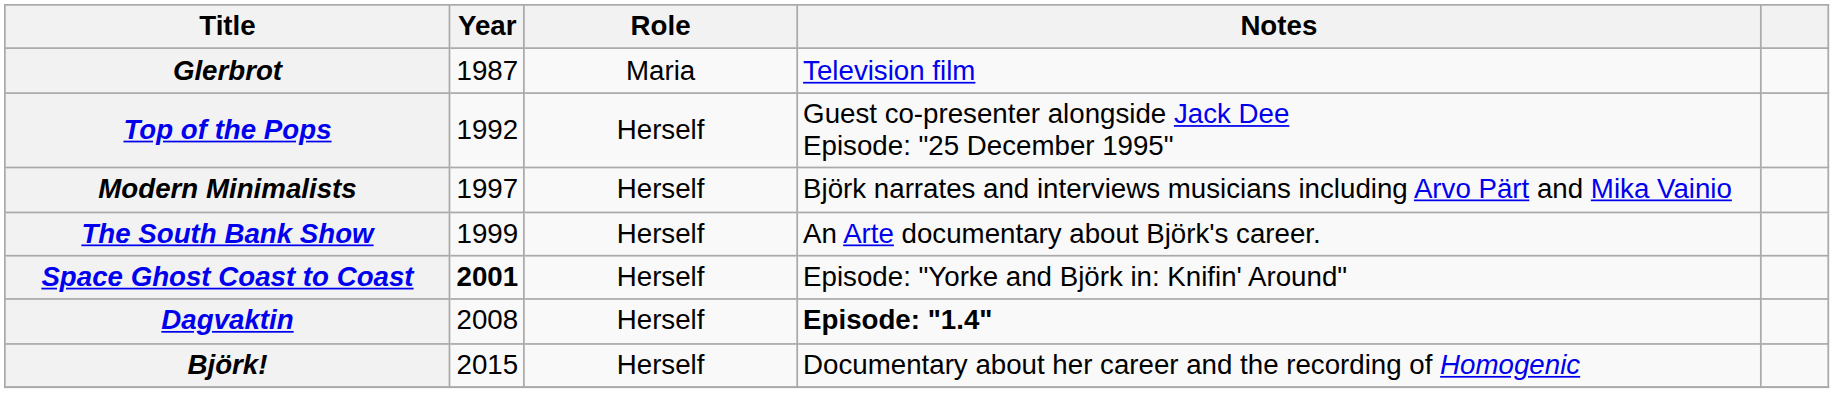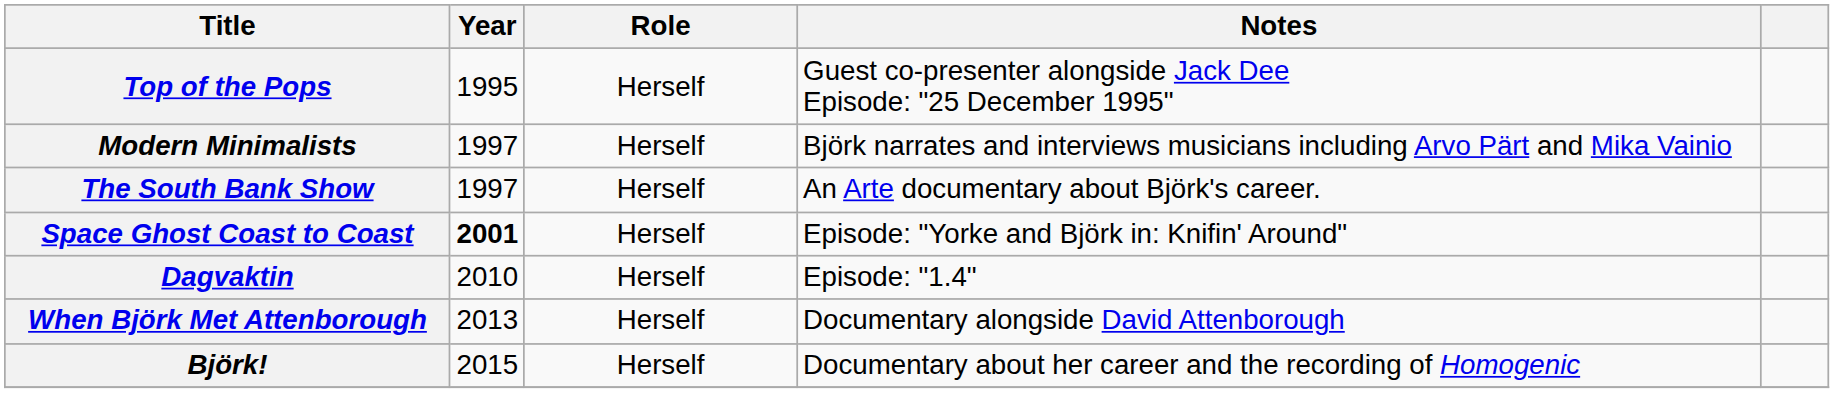- row: (227, 70)
(487, 129) 1992 -> (487, 85) 1995
(487, 233) 1999 -> (487, 189) 1997
(487, 320) 2008 -> (487, 277) 2010
(898, 320) bold -> (890, 277) normal
+ row: (227, 320)
